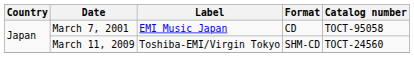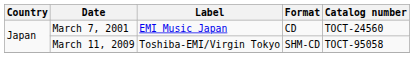(354, 28) TOCT-95058 -> (354, 28) TOCT-24560
(354, 44) TOCT-24560 -> (354, 44) TOCT-95058
